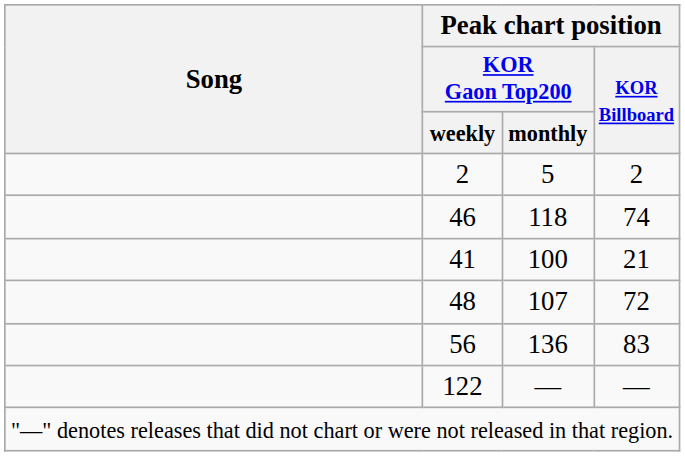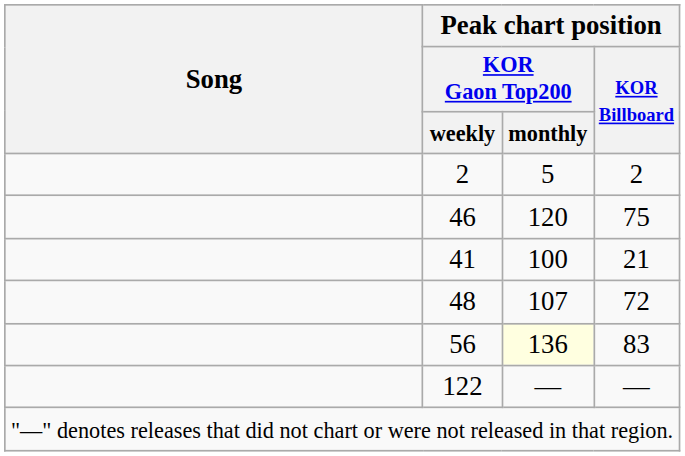(548, 216) 118 -> (548, 216) 120
(636, 216) 74 -> (636, 216) 75
(548, 343) no background -> (548, 343) lightyellow background
